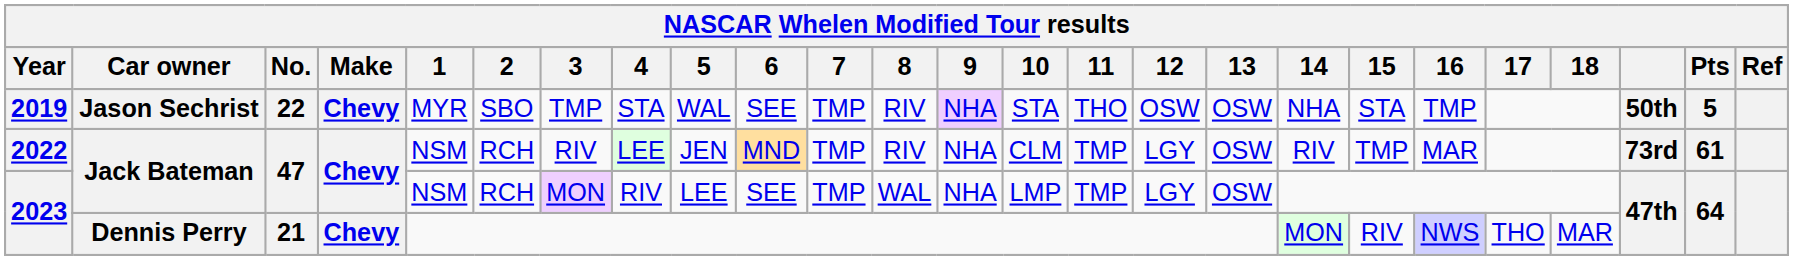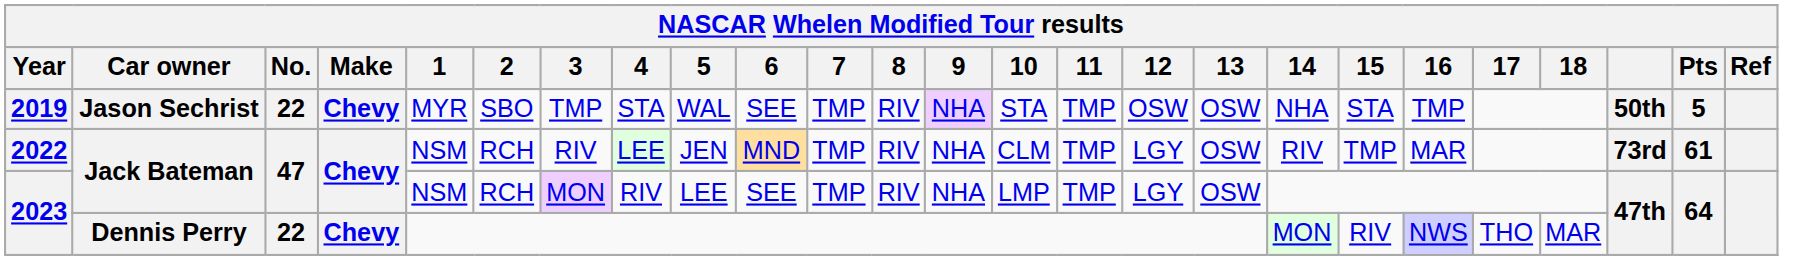(1101, 109) THO -> (1089, 109) TMP
(905, 192) WAL -> (899, 192) RIV
(291, 234) 21 -> (291, 234) 22
